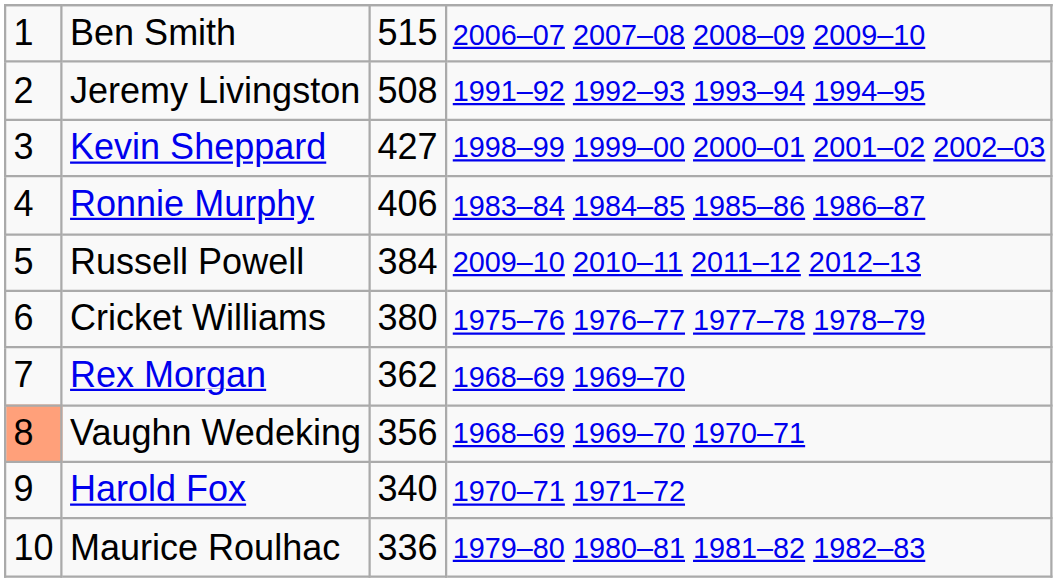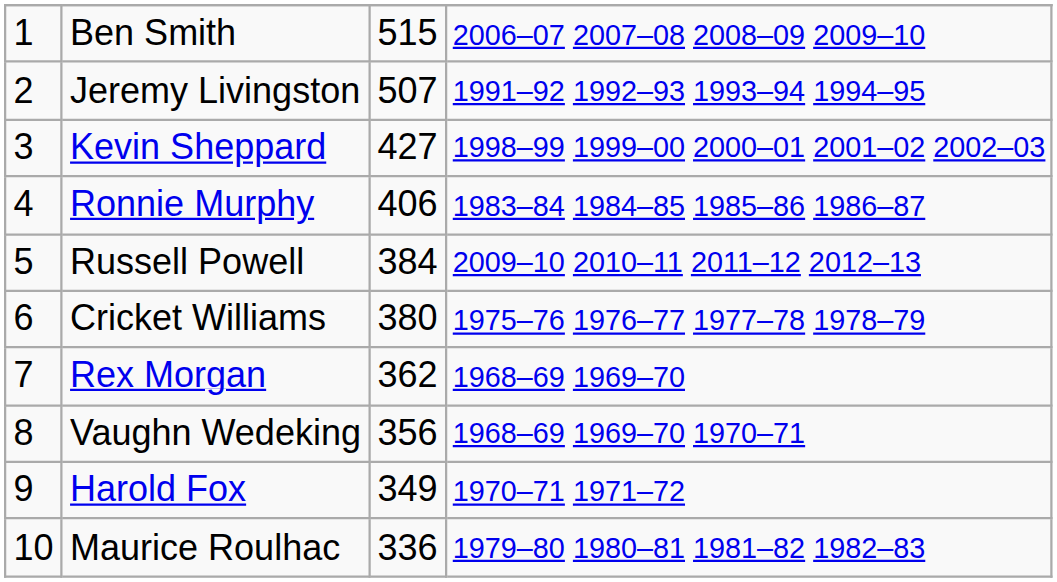(408, 90) 508 -> (408, 90) 507
(23, 432) lightsalmon background -> (23, 432) no background
(408, 489) 340 -> (408, 489) 349
